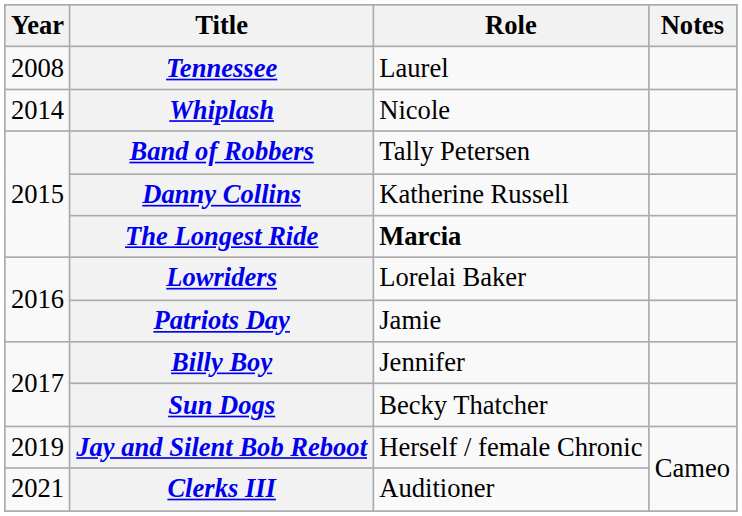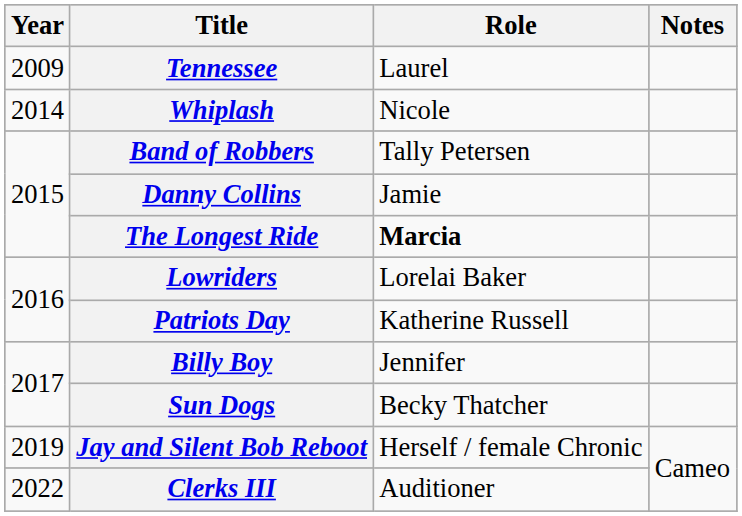(38, 67) 2008 -> (38, 67) 2009
(474, 194) Katherine Russell -> (410, 194) Jamie
(410, 320) Jamie -> (474, 320) Katherine Russell
(38, 488) 2021 -> (38, 488) 2022
